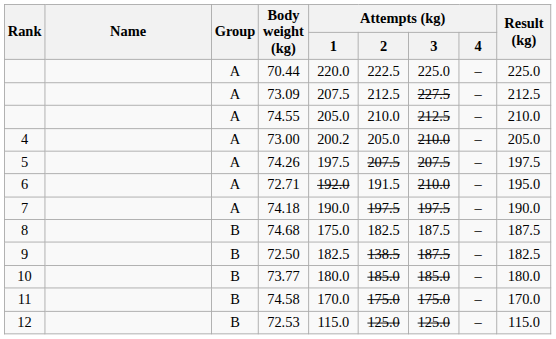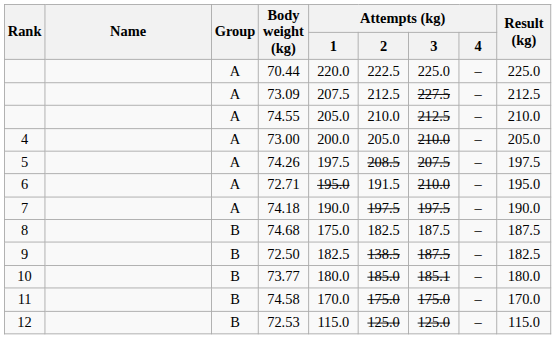(333, 139) 200.2 -> (333, 139) 200.0
(384, 162) 207.5 -> (384, 162) 208.5
(333, 185) 192.0 -> (333, 185) 195.0
(434, 276) 185.0 -> (434, 276) 185.1
